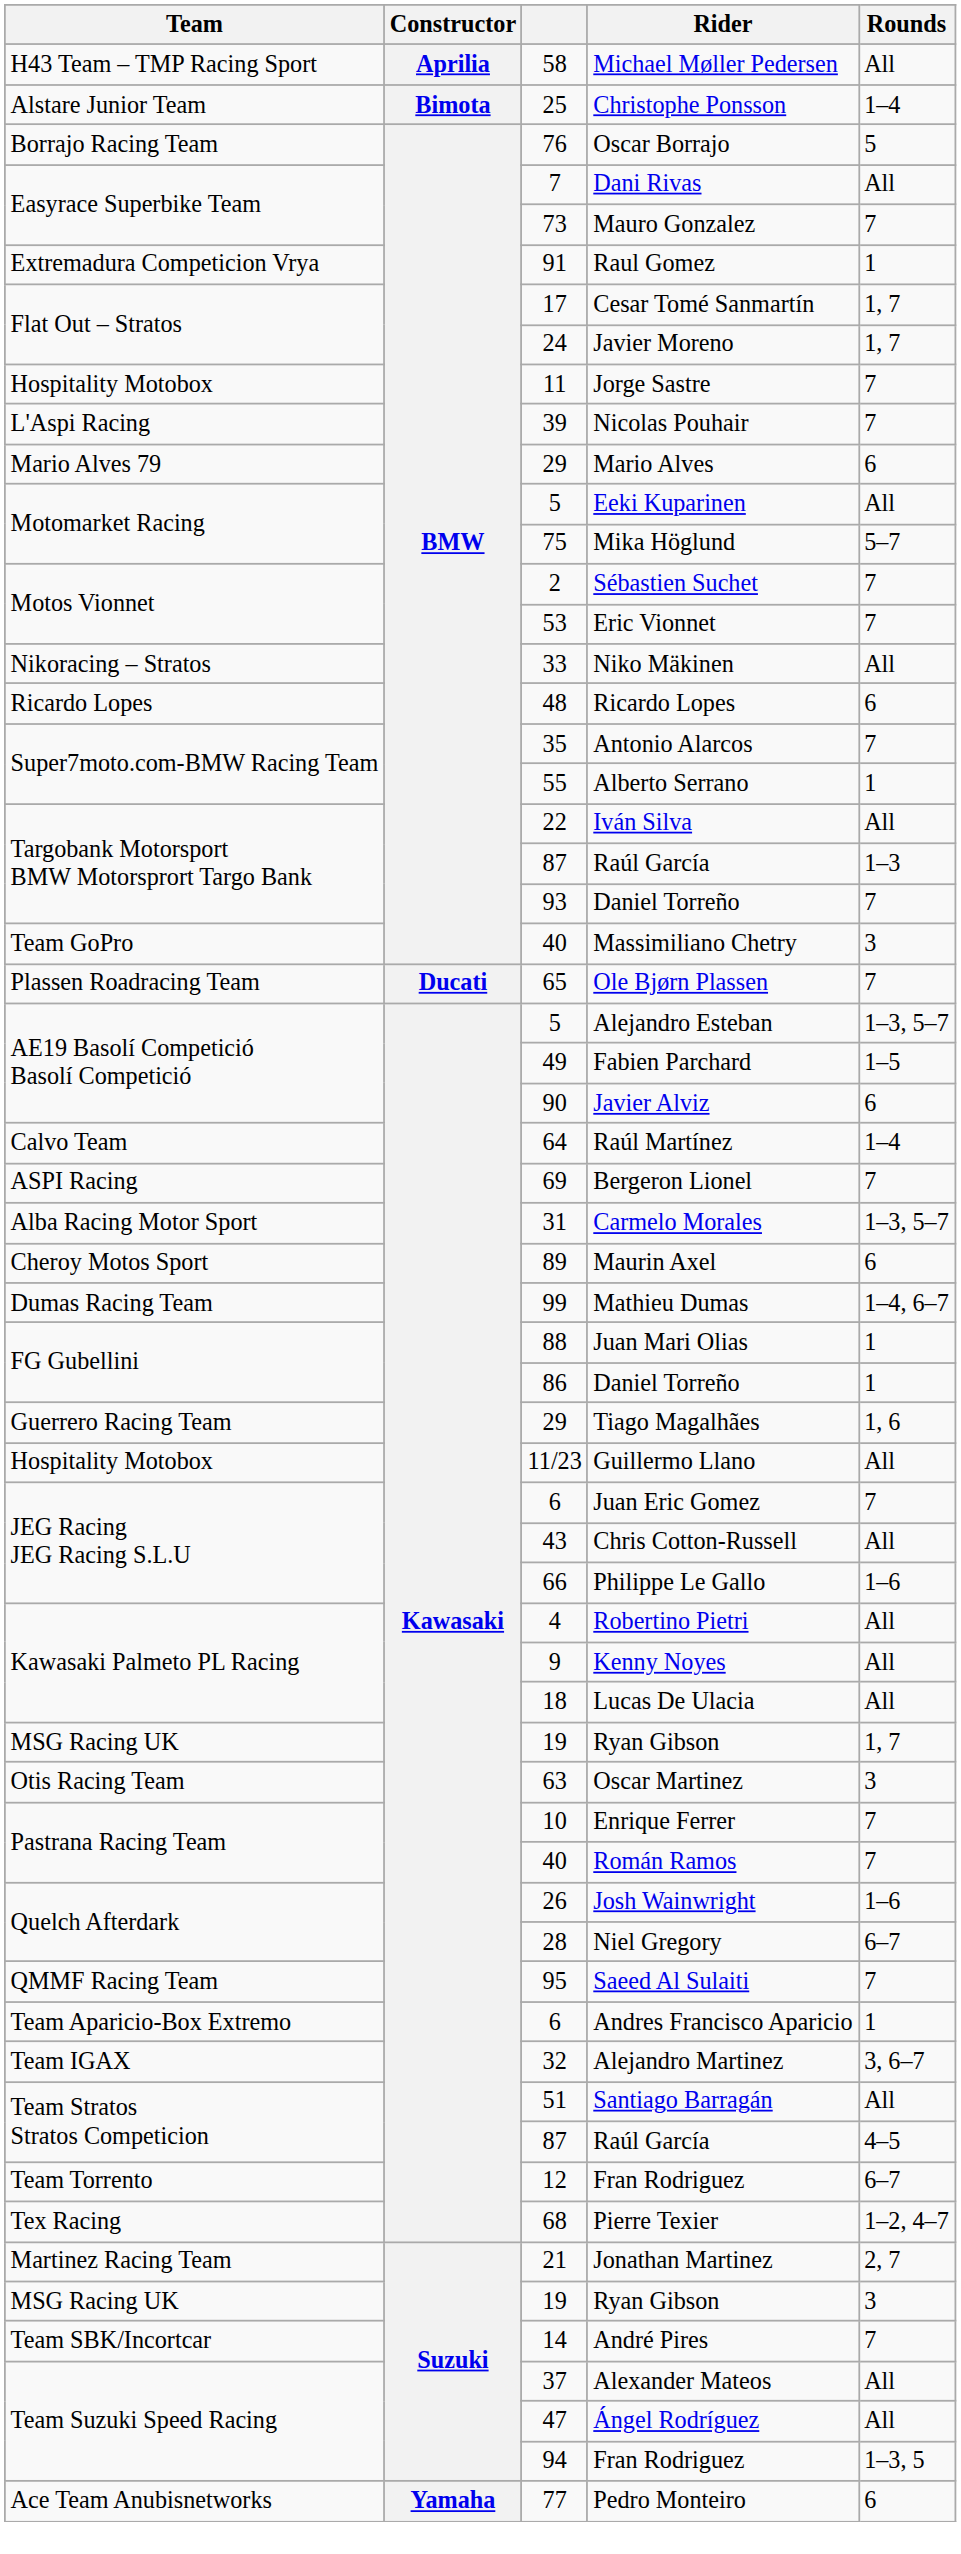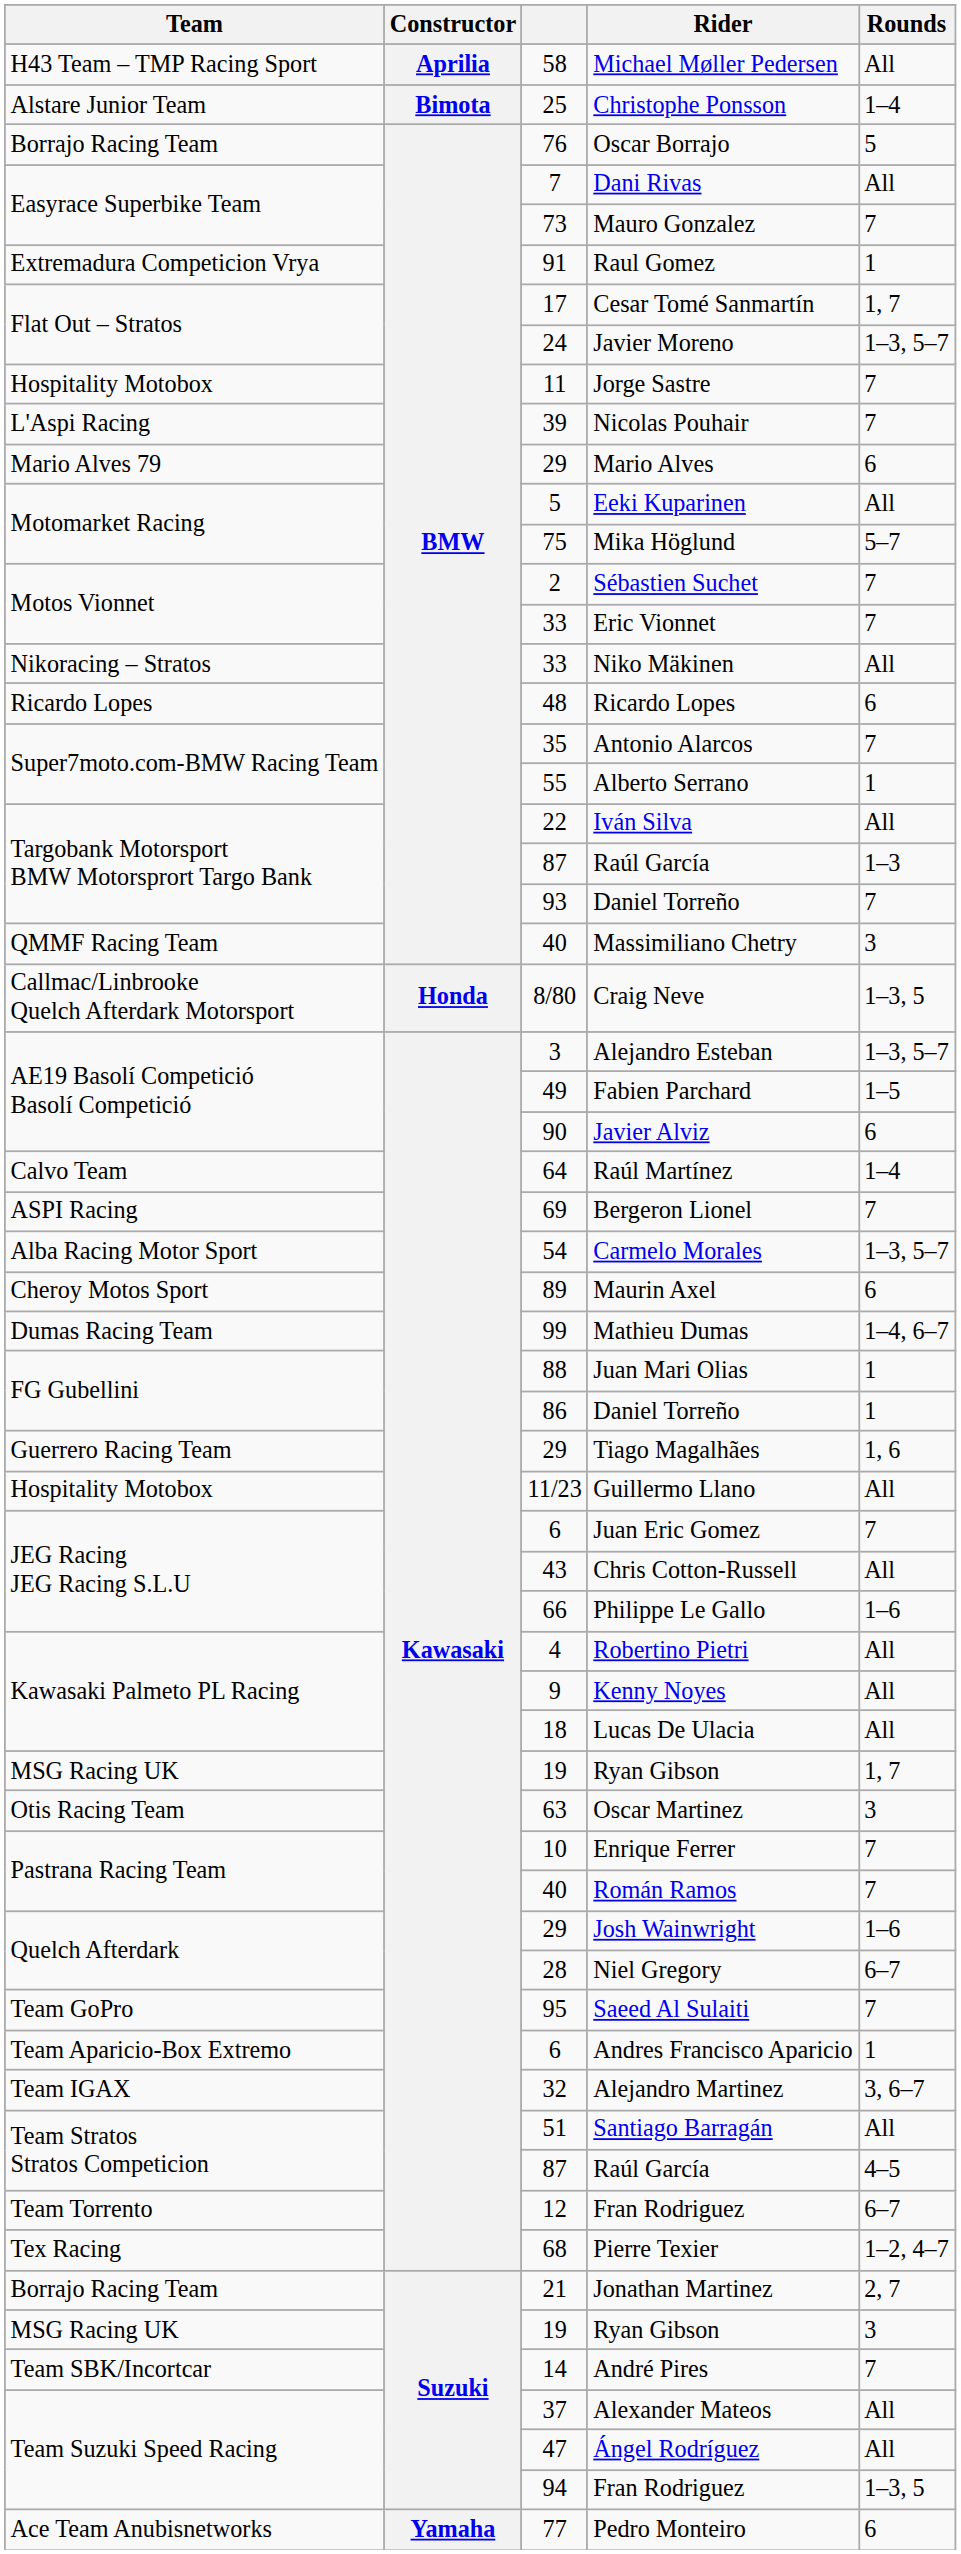(882, 343) 1, 7 -> (906, 343) 1–3, 5–7
(555, 623) 53 -> (555, 623) 33
(72, 942) Team GoPro -> (114, 942) QMMF Racing Team
- row: (453, 982)
+ row: (453, 996)
(555, 1022) 5 -> (555, 1051) 3
(555, 1222) 31 -> (555, 1250) 54
(555, 1901) 26 -> (555, 1929) 29
(114, 1981) QMMF Racing Team -> (72, 2009) Team GoPro
(121, 2260) Martinez Racing Team -> (114, 2289) Borrajo Racing Team
